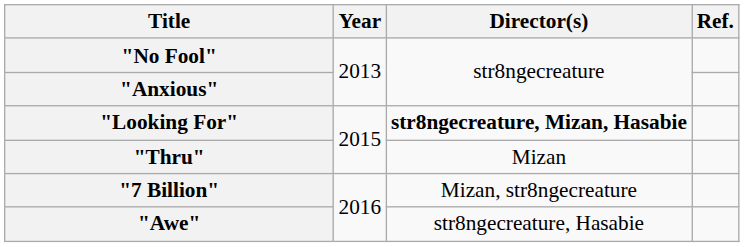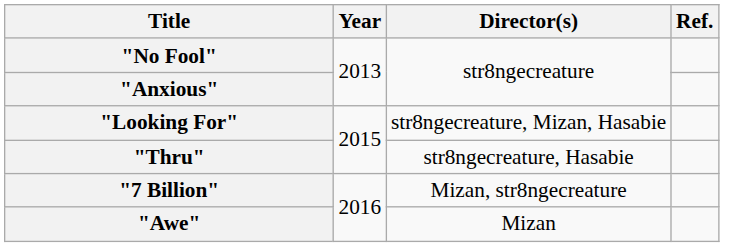(539, 122) bold -> (529, 122) normal
(539, 156) Mizan -> (529, 156) str8ngecreature, Hasabie
(539, 223) str8ngecreature, Hasabie -> (529, 223) Mizan
